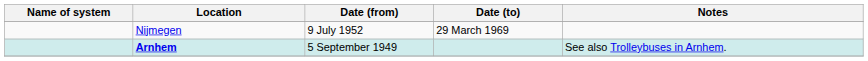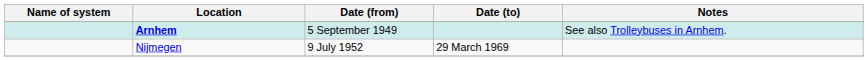rows swapped: (156, 47) <-> (159, 30)
